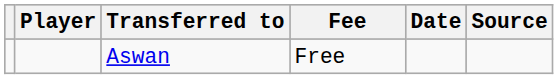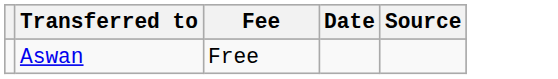- column: (58, 22)
